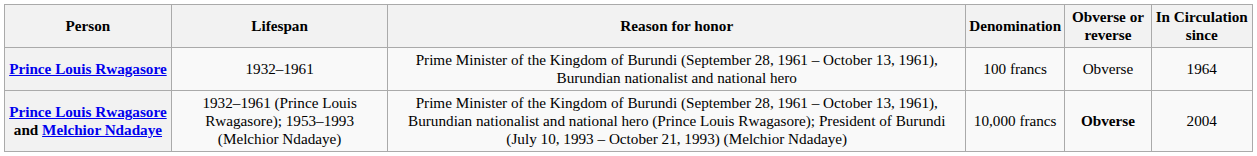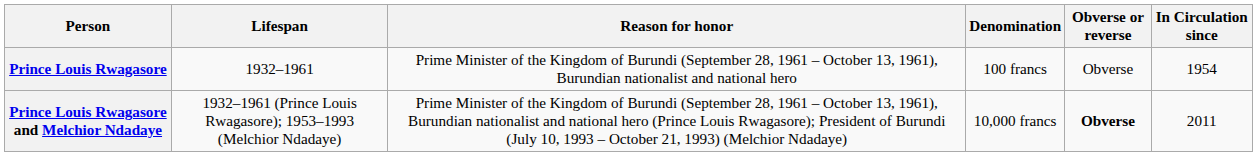(1202, 69) 1964 -> (1202, 69) 1954
(1202, 121) 2004 -> (1202, 121) 2011
